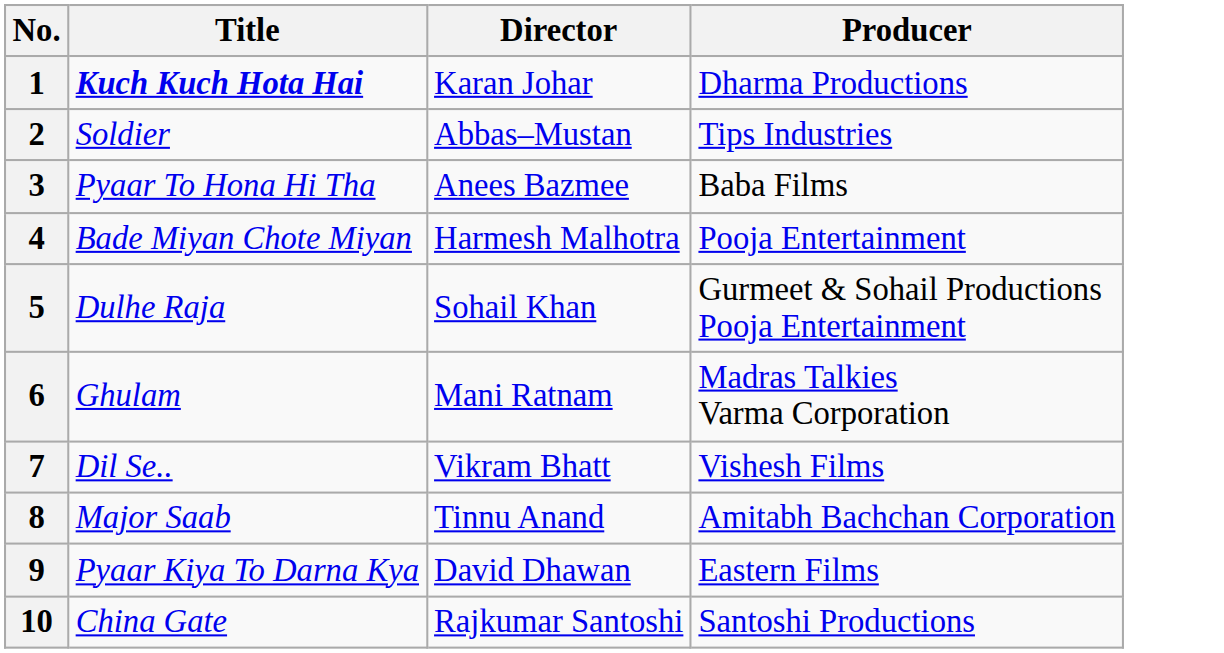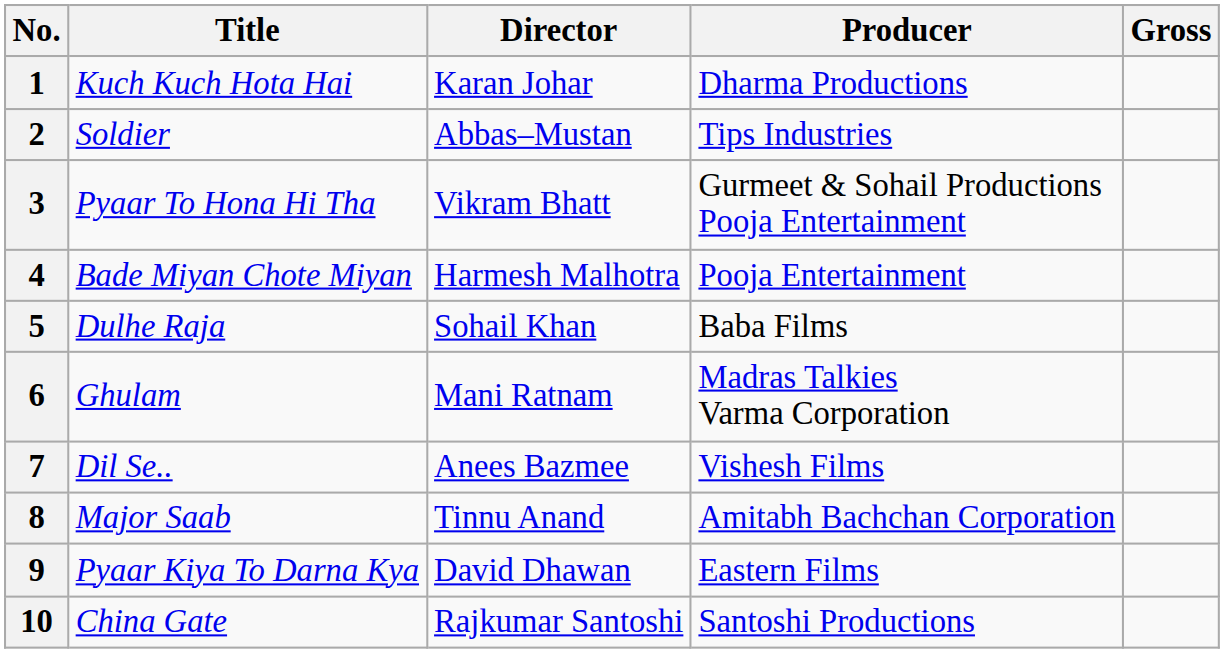+ column: (1171, 30)
(219, 82) bold -> (214, 82) normal
(531, 185) Anees Bazmee -> (522, 204) Vikram Bhatt
(773, 185) Baba Films -> (900, 204) Gurmeet & Sohail Productions Pooja Entertainment
(900, 307) Gurmeet & Sohail Productions Pooja Entertainment -> (773, 325) Baba Films
(522, 466) Vikram Bhatt -> (531, 466) Anees Bazmee
